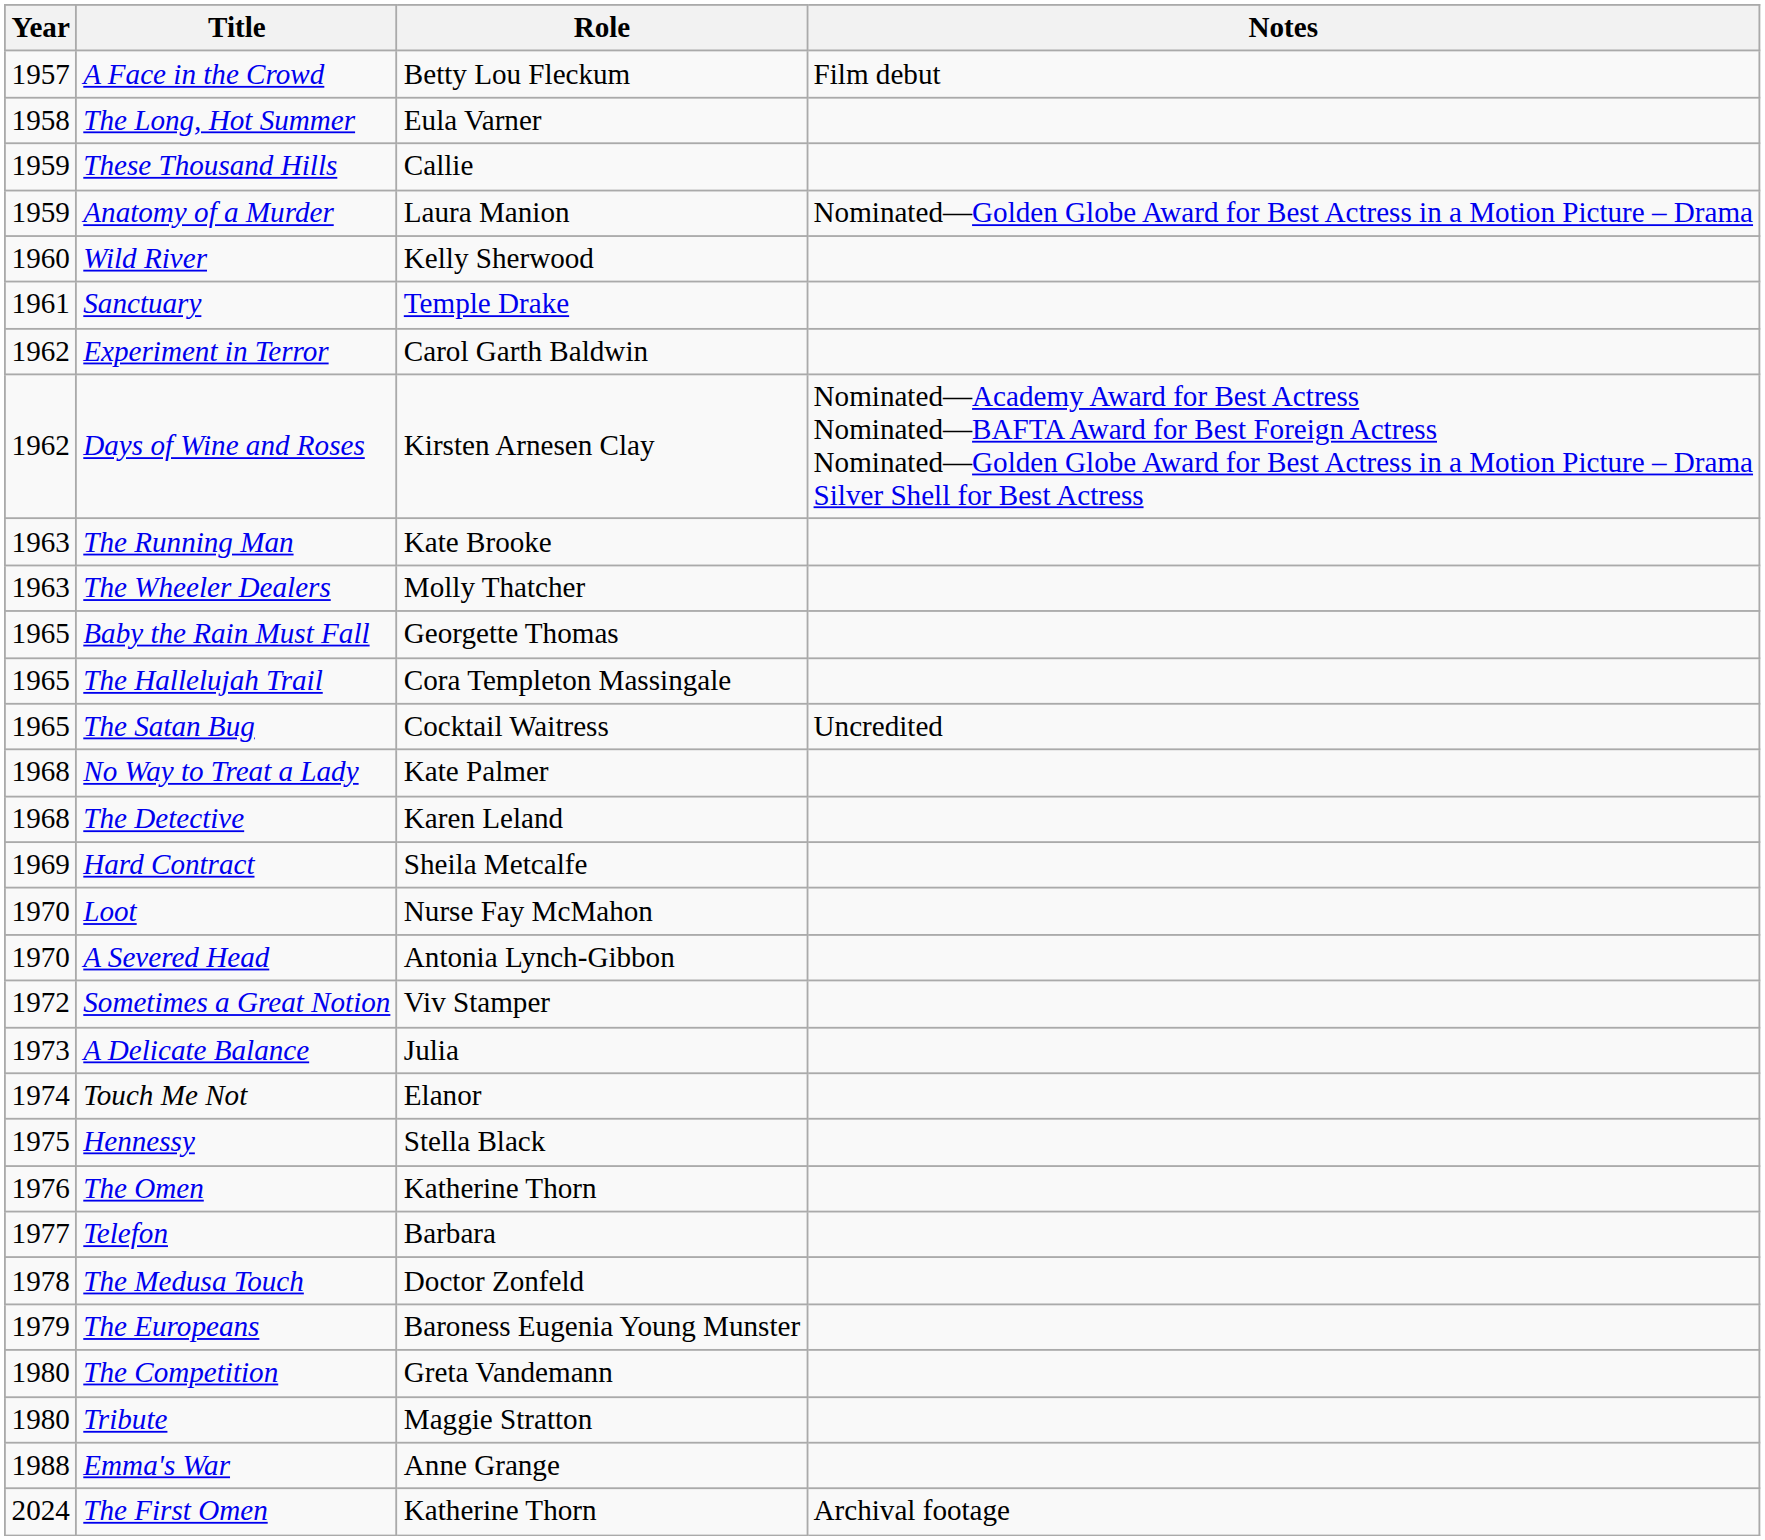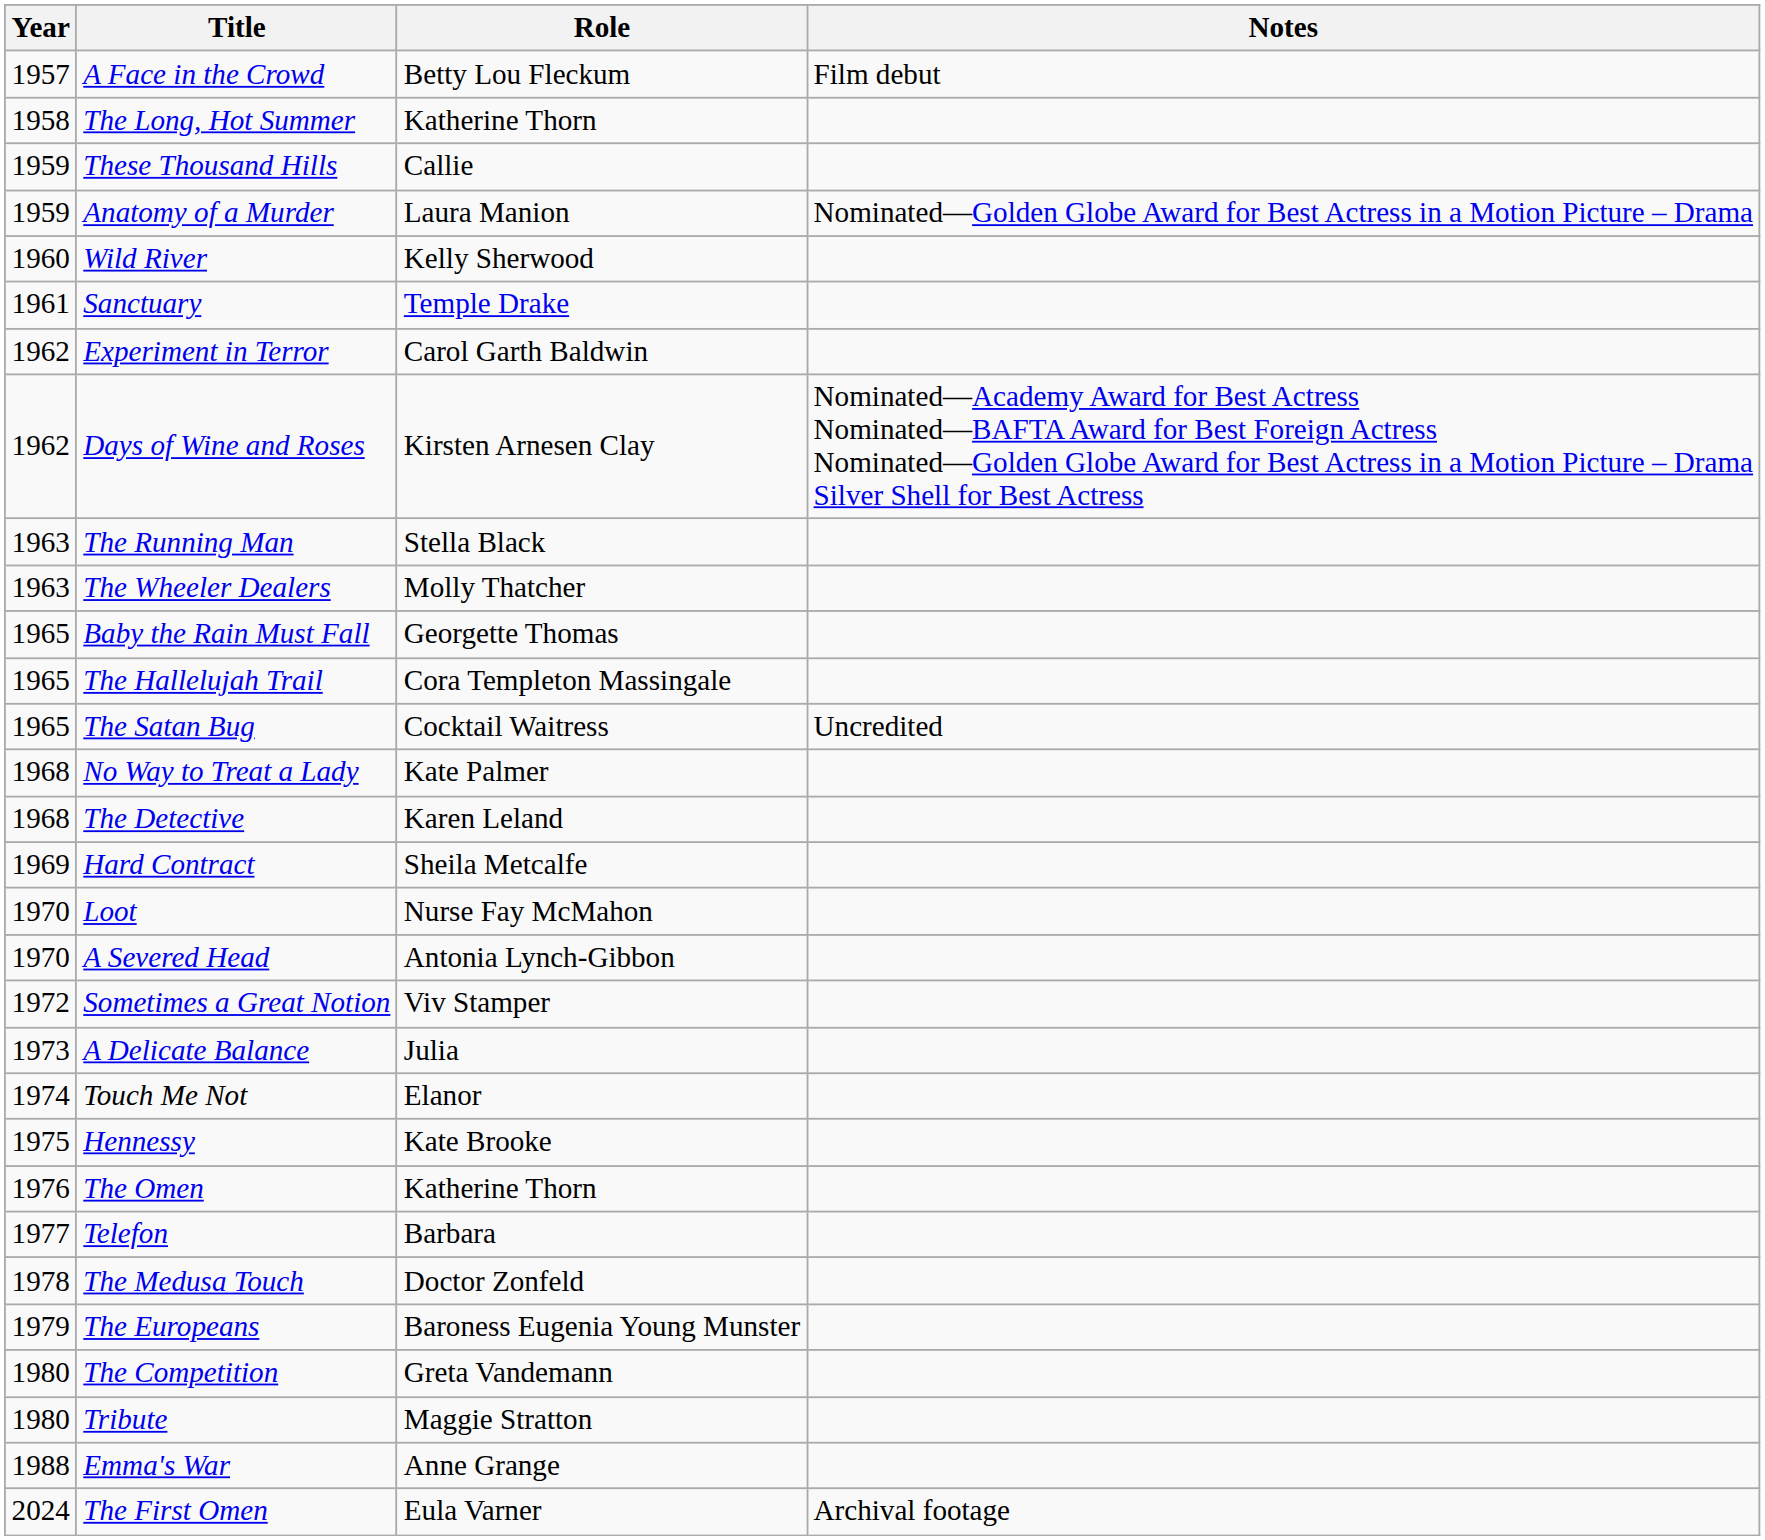(473, 119) Eula Varner -> (500, 119) Katherine Thorn
(478, 541) Kate Brooke -> (475, 541) Stella Black
(475, 1141) Stella Black -> (478, 1141) Kate Brooke
(500, 1511) Katherine Thorn -> (473, 1511) Eula Varner
